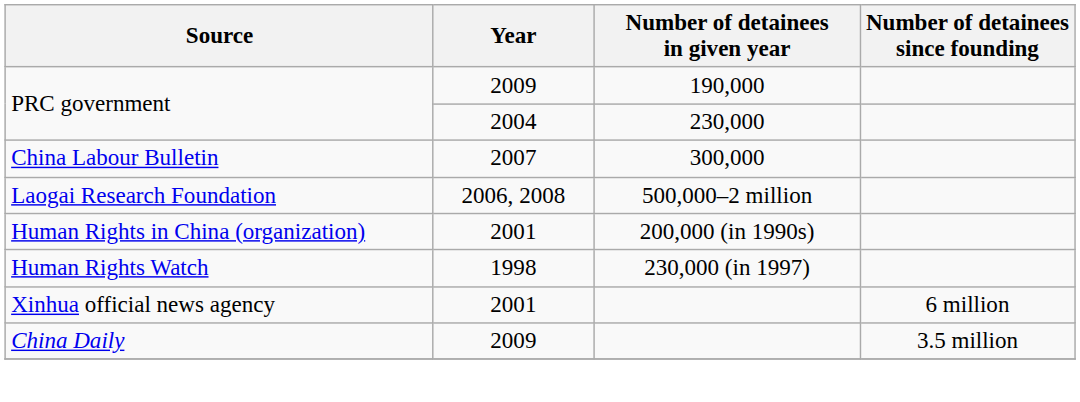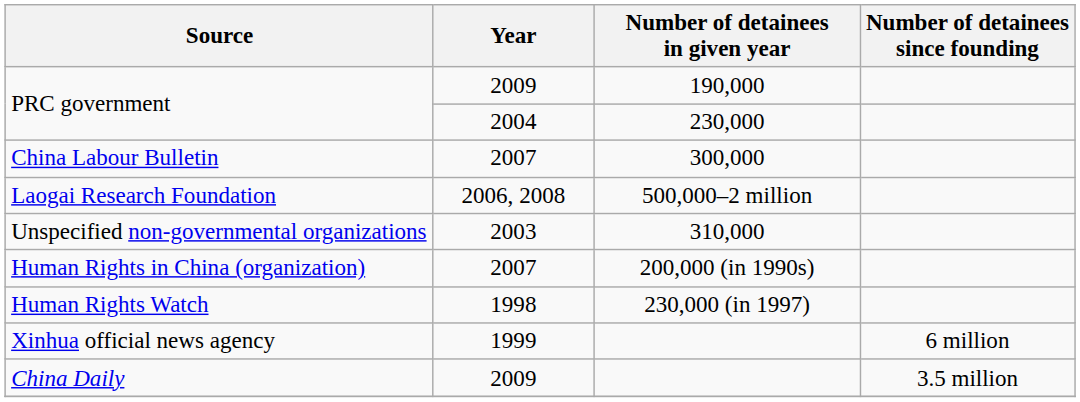+ row: (219, 231)
(513, 231) 2001 -> (513, 267) 2007
(513, 304) 2001 -> (513, 341) 1999
